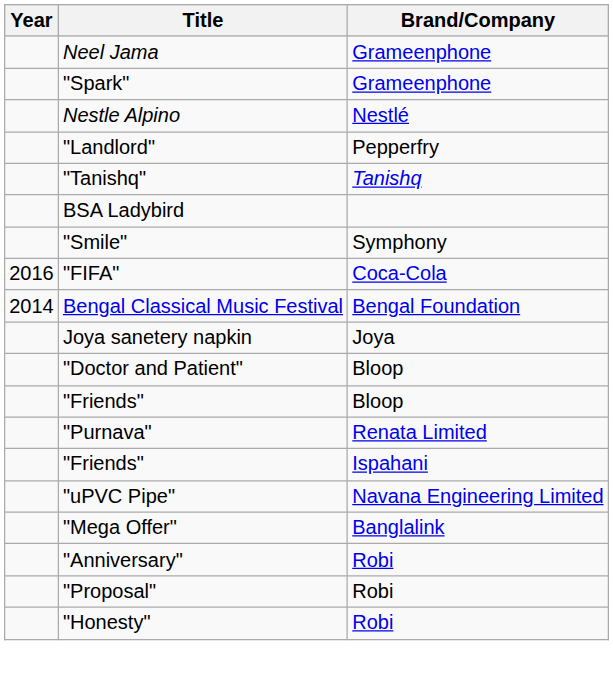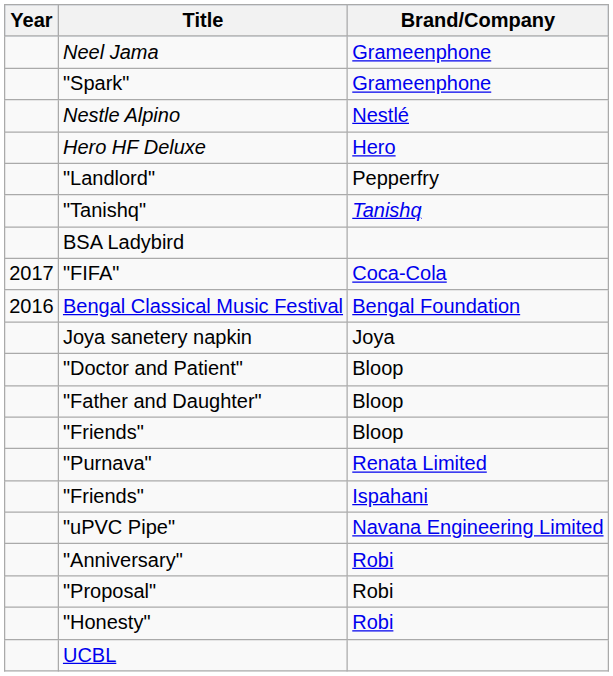+ row: (134, 147)
- row: (95, 242)
(31, 274) 2016 -> (31, 274) 2017
(31, 305) 2014 -> (31, 305) 2016
+ row: (162, 400)
- row: (120, 527)
+ row: (90, 654)
